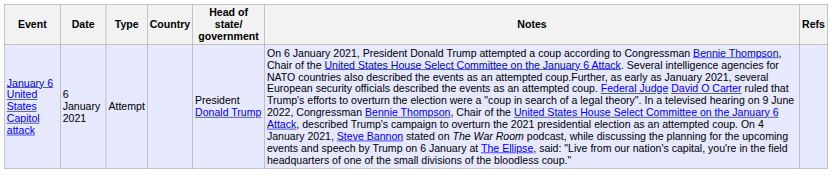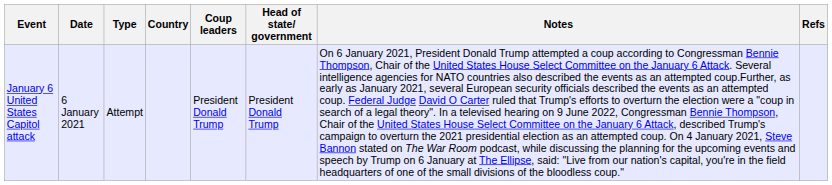+ column: (218, 24)
